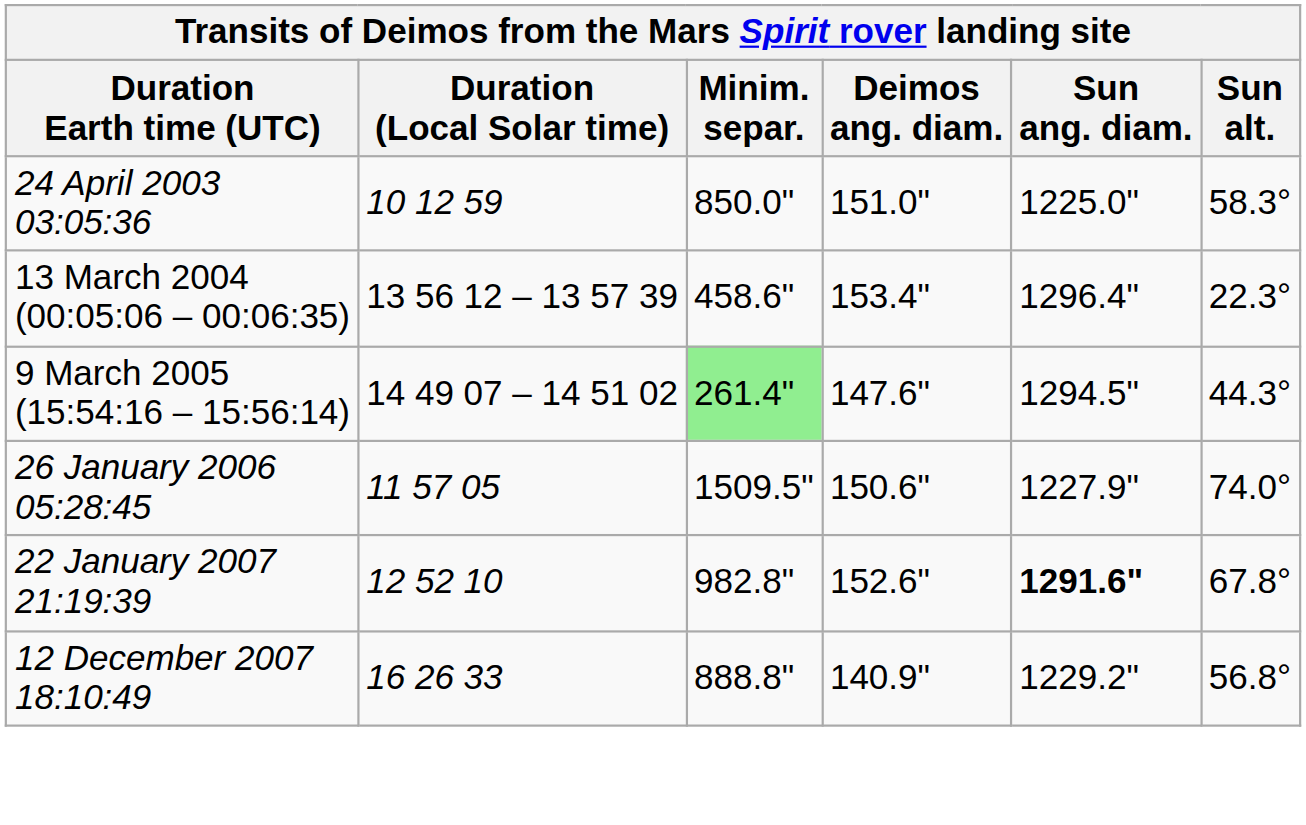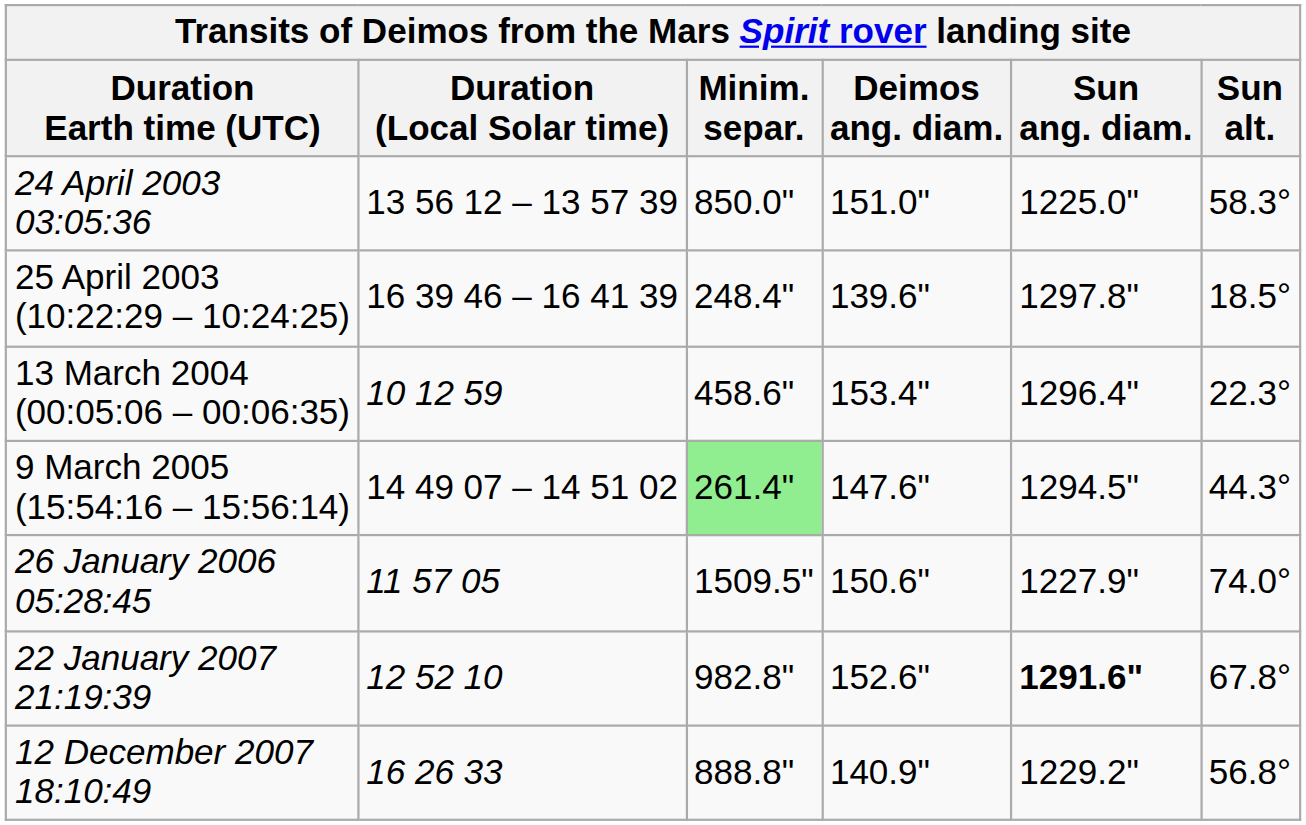(434, 202) 10 12 59 -> (522, 202) 13 56 12 – 13 57 39
+ row: (182, 297)
(522, 297) 13 56 12 – 13 57 39 -> (434, 392) 10 12 59
